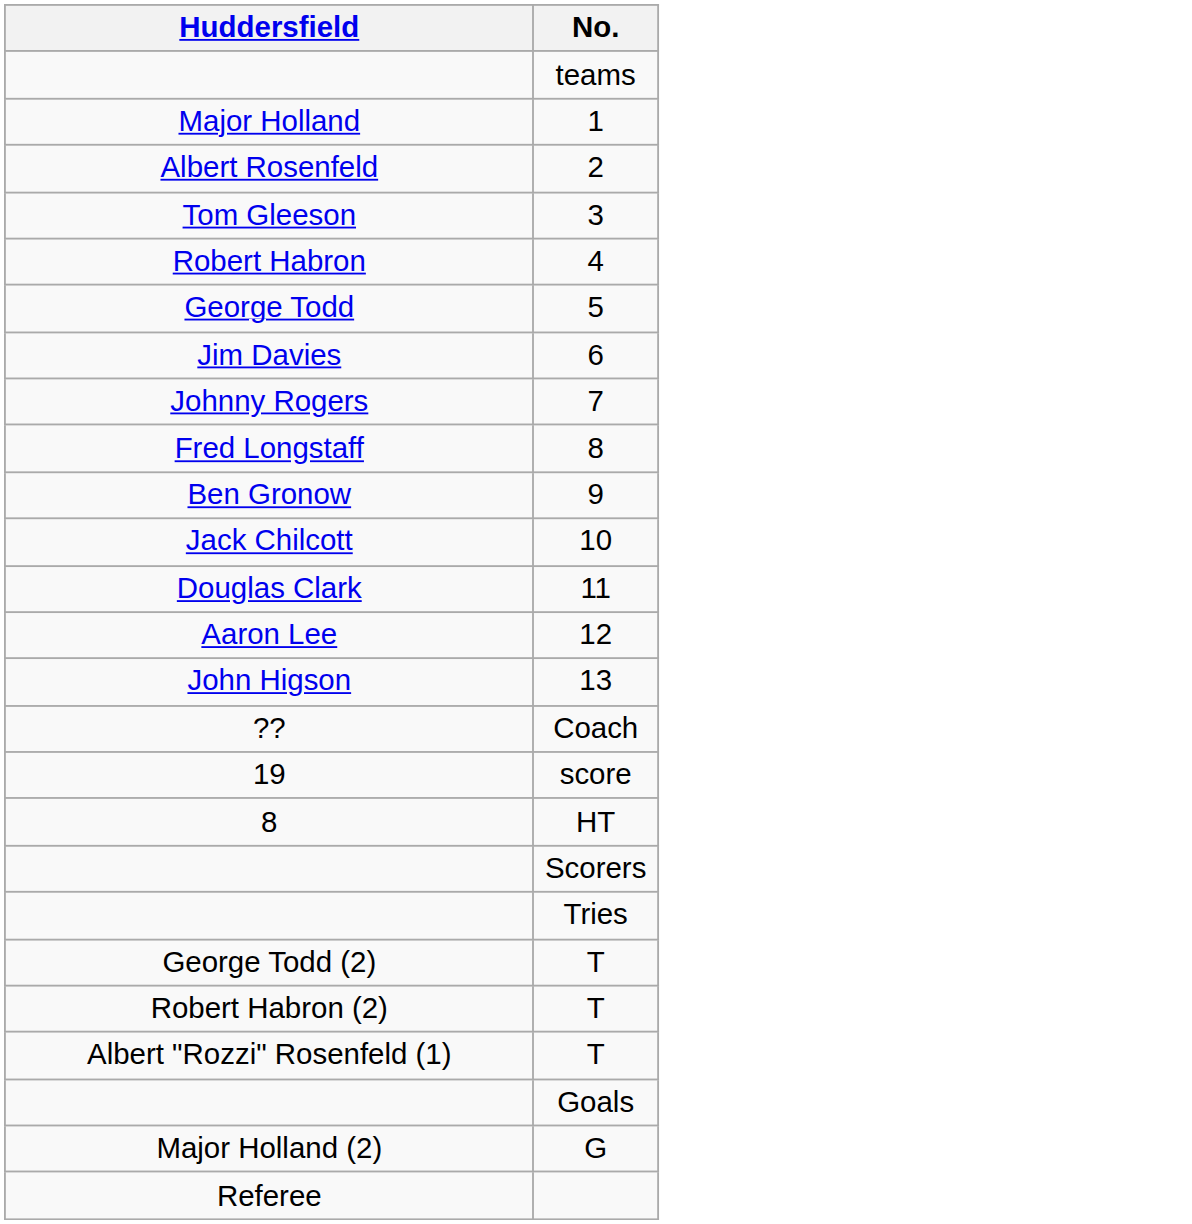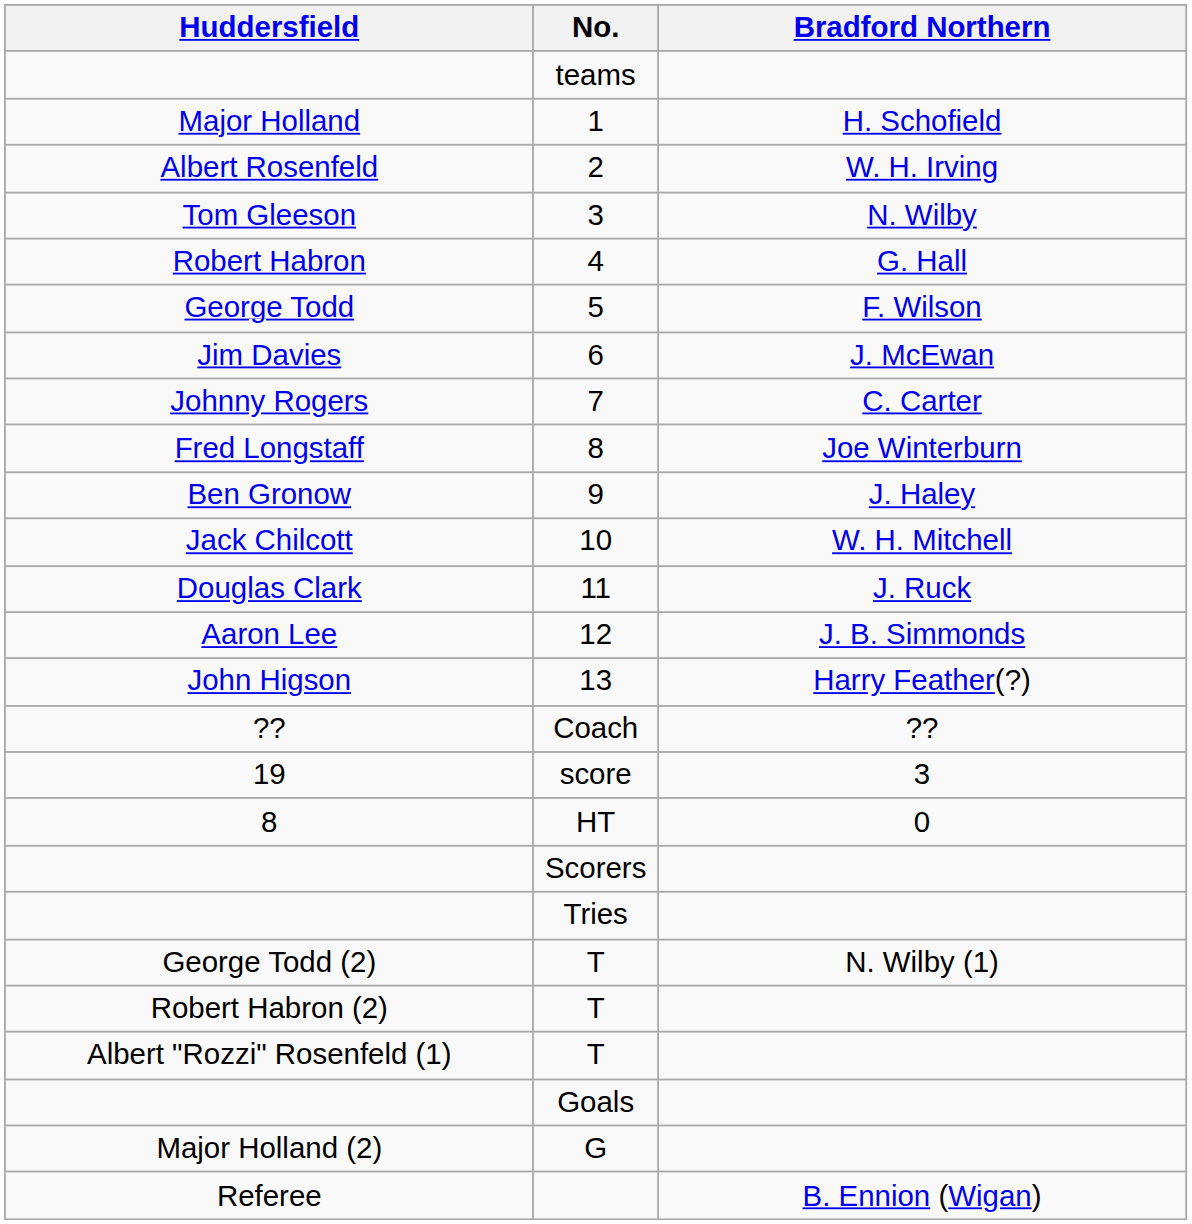+ column: (922, 27)
